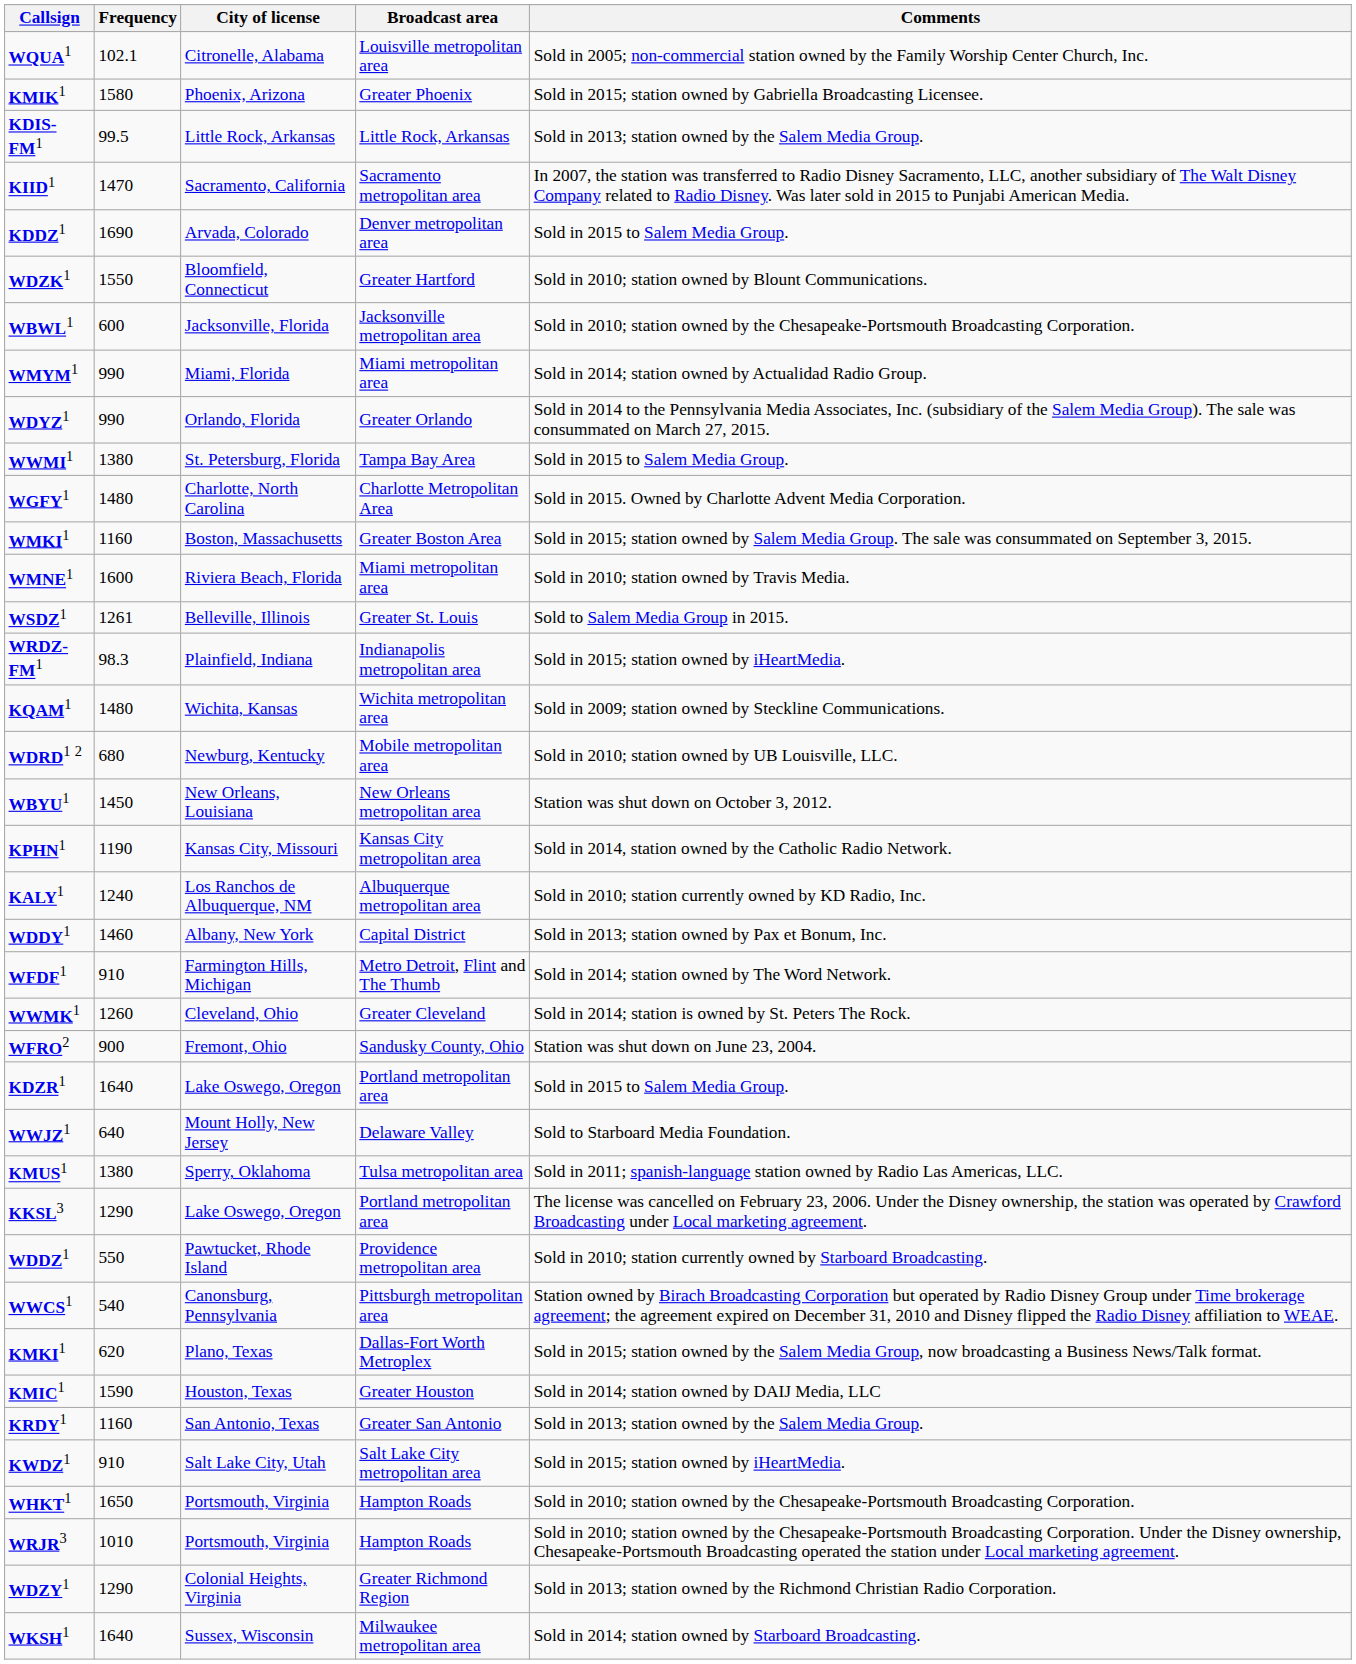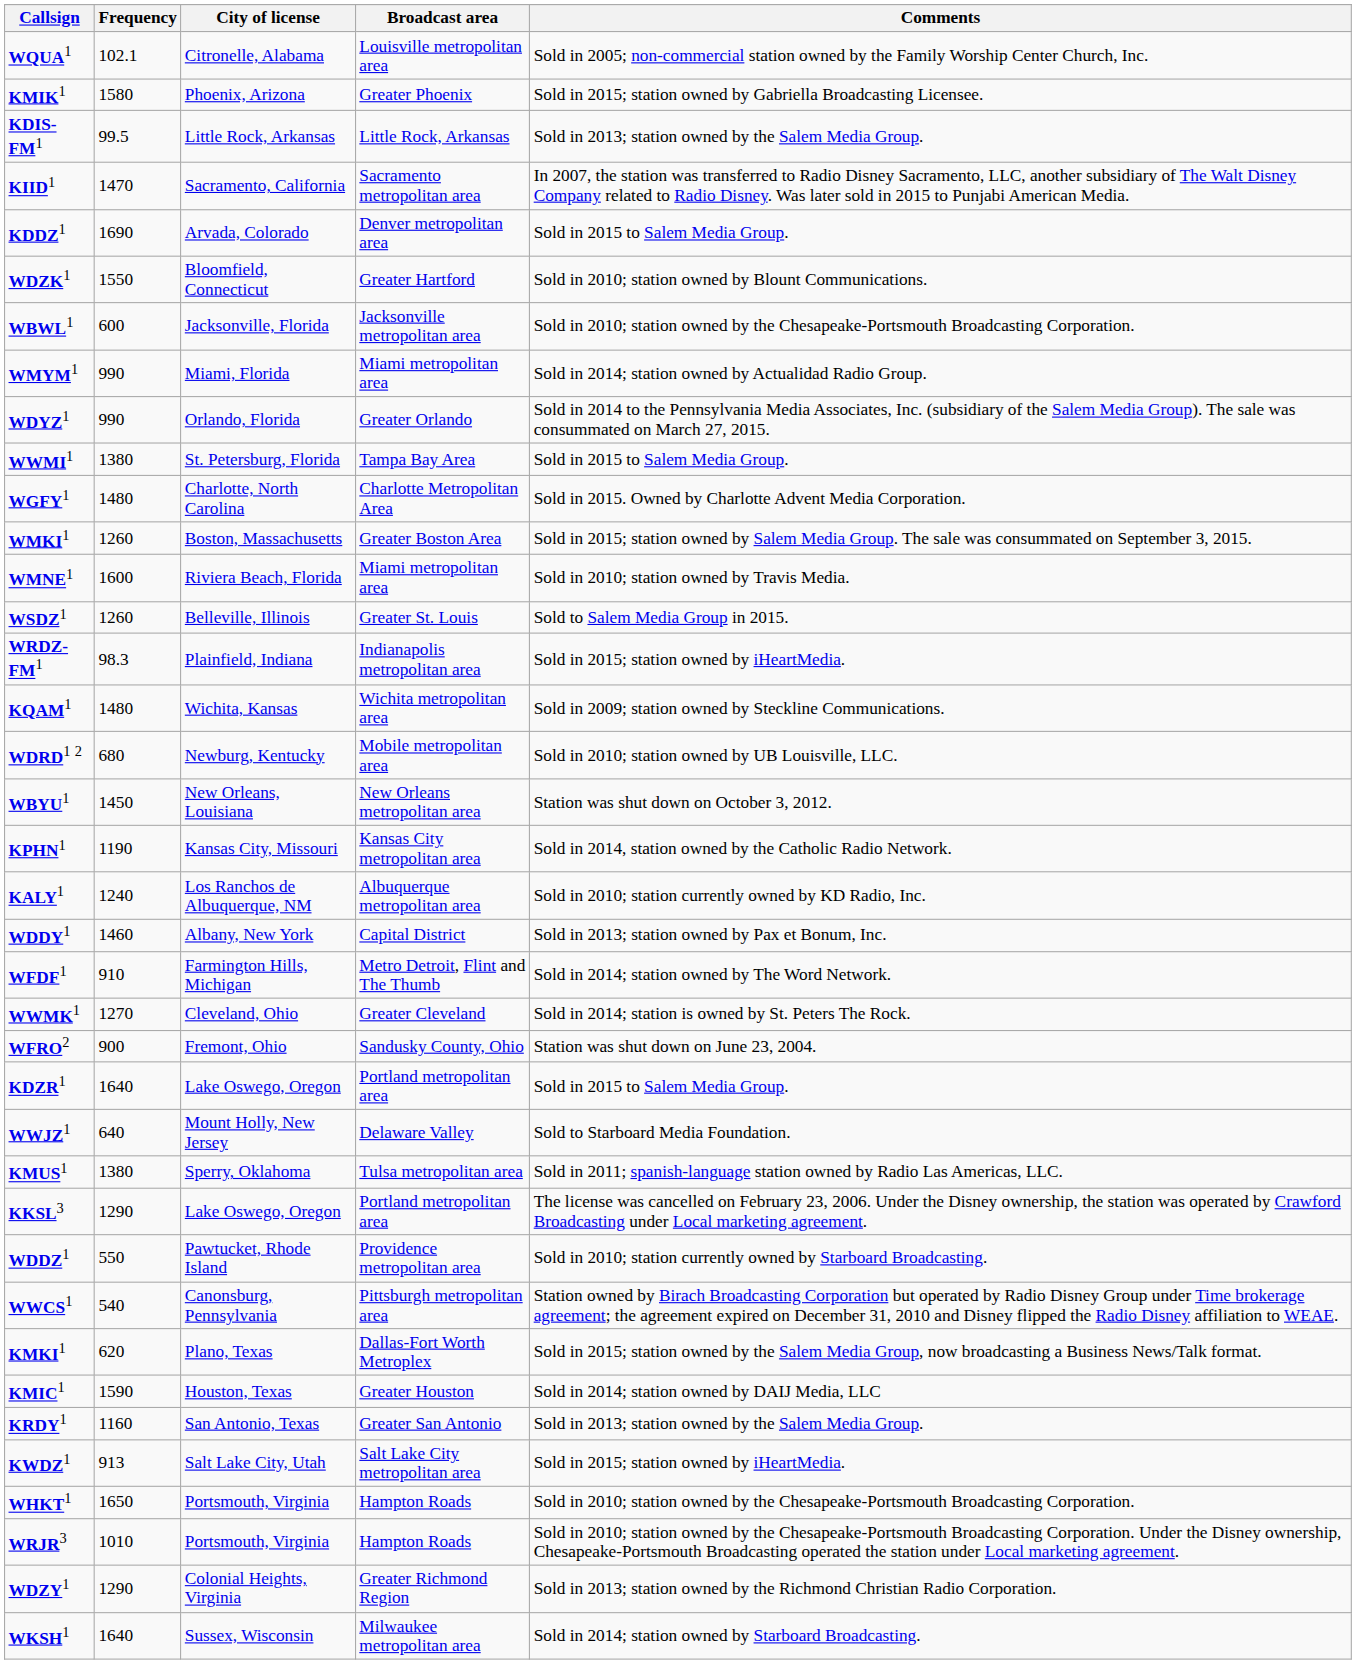(115, 538) 1160 -> (116, 538) 1260
(116, 617) 1261 -> (116, 617) 1260
(116, 1014) 1260 -> (116, 1014) 1270
(111, 1462) 910 -> (111, 1462) 913
